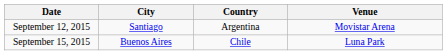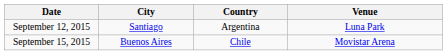(365, 27) Movistar Arena -> (365, 27) Luna Park
(365, 42) Luna Park -> (365, 42) Movistar Arena
